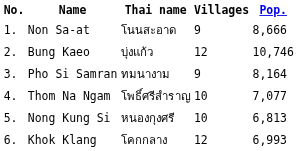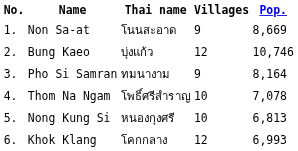(270, 30) 8,666 -> (270, 30) 8,669
(270, 96) 7,077 -> (270, 96) 7,078
